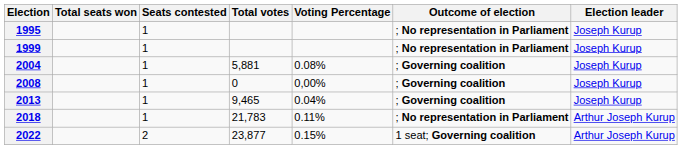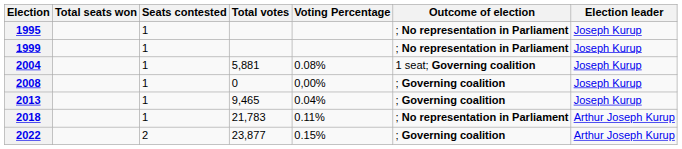(450, 65) ; Governing coalition -> (465, 65) 1 seat; Governing coalition
(465, 135) 1 seat; Governing coalition -> (450, 135) ; Governing coalition
